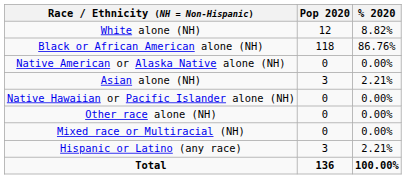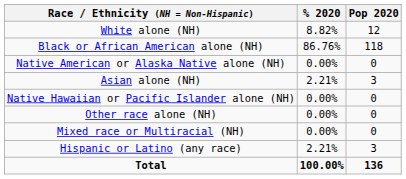columns swapped: (325, 13) <-> (377, 13)
